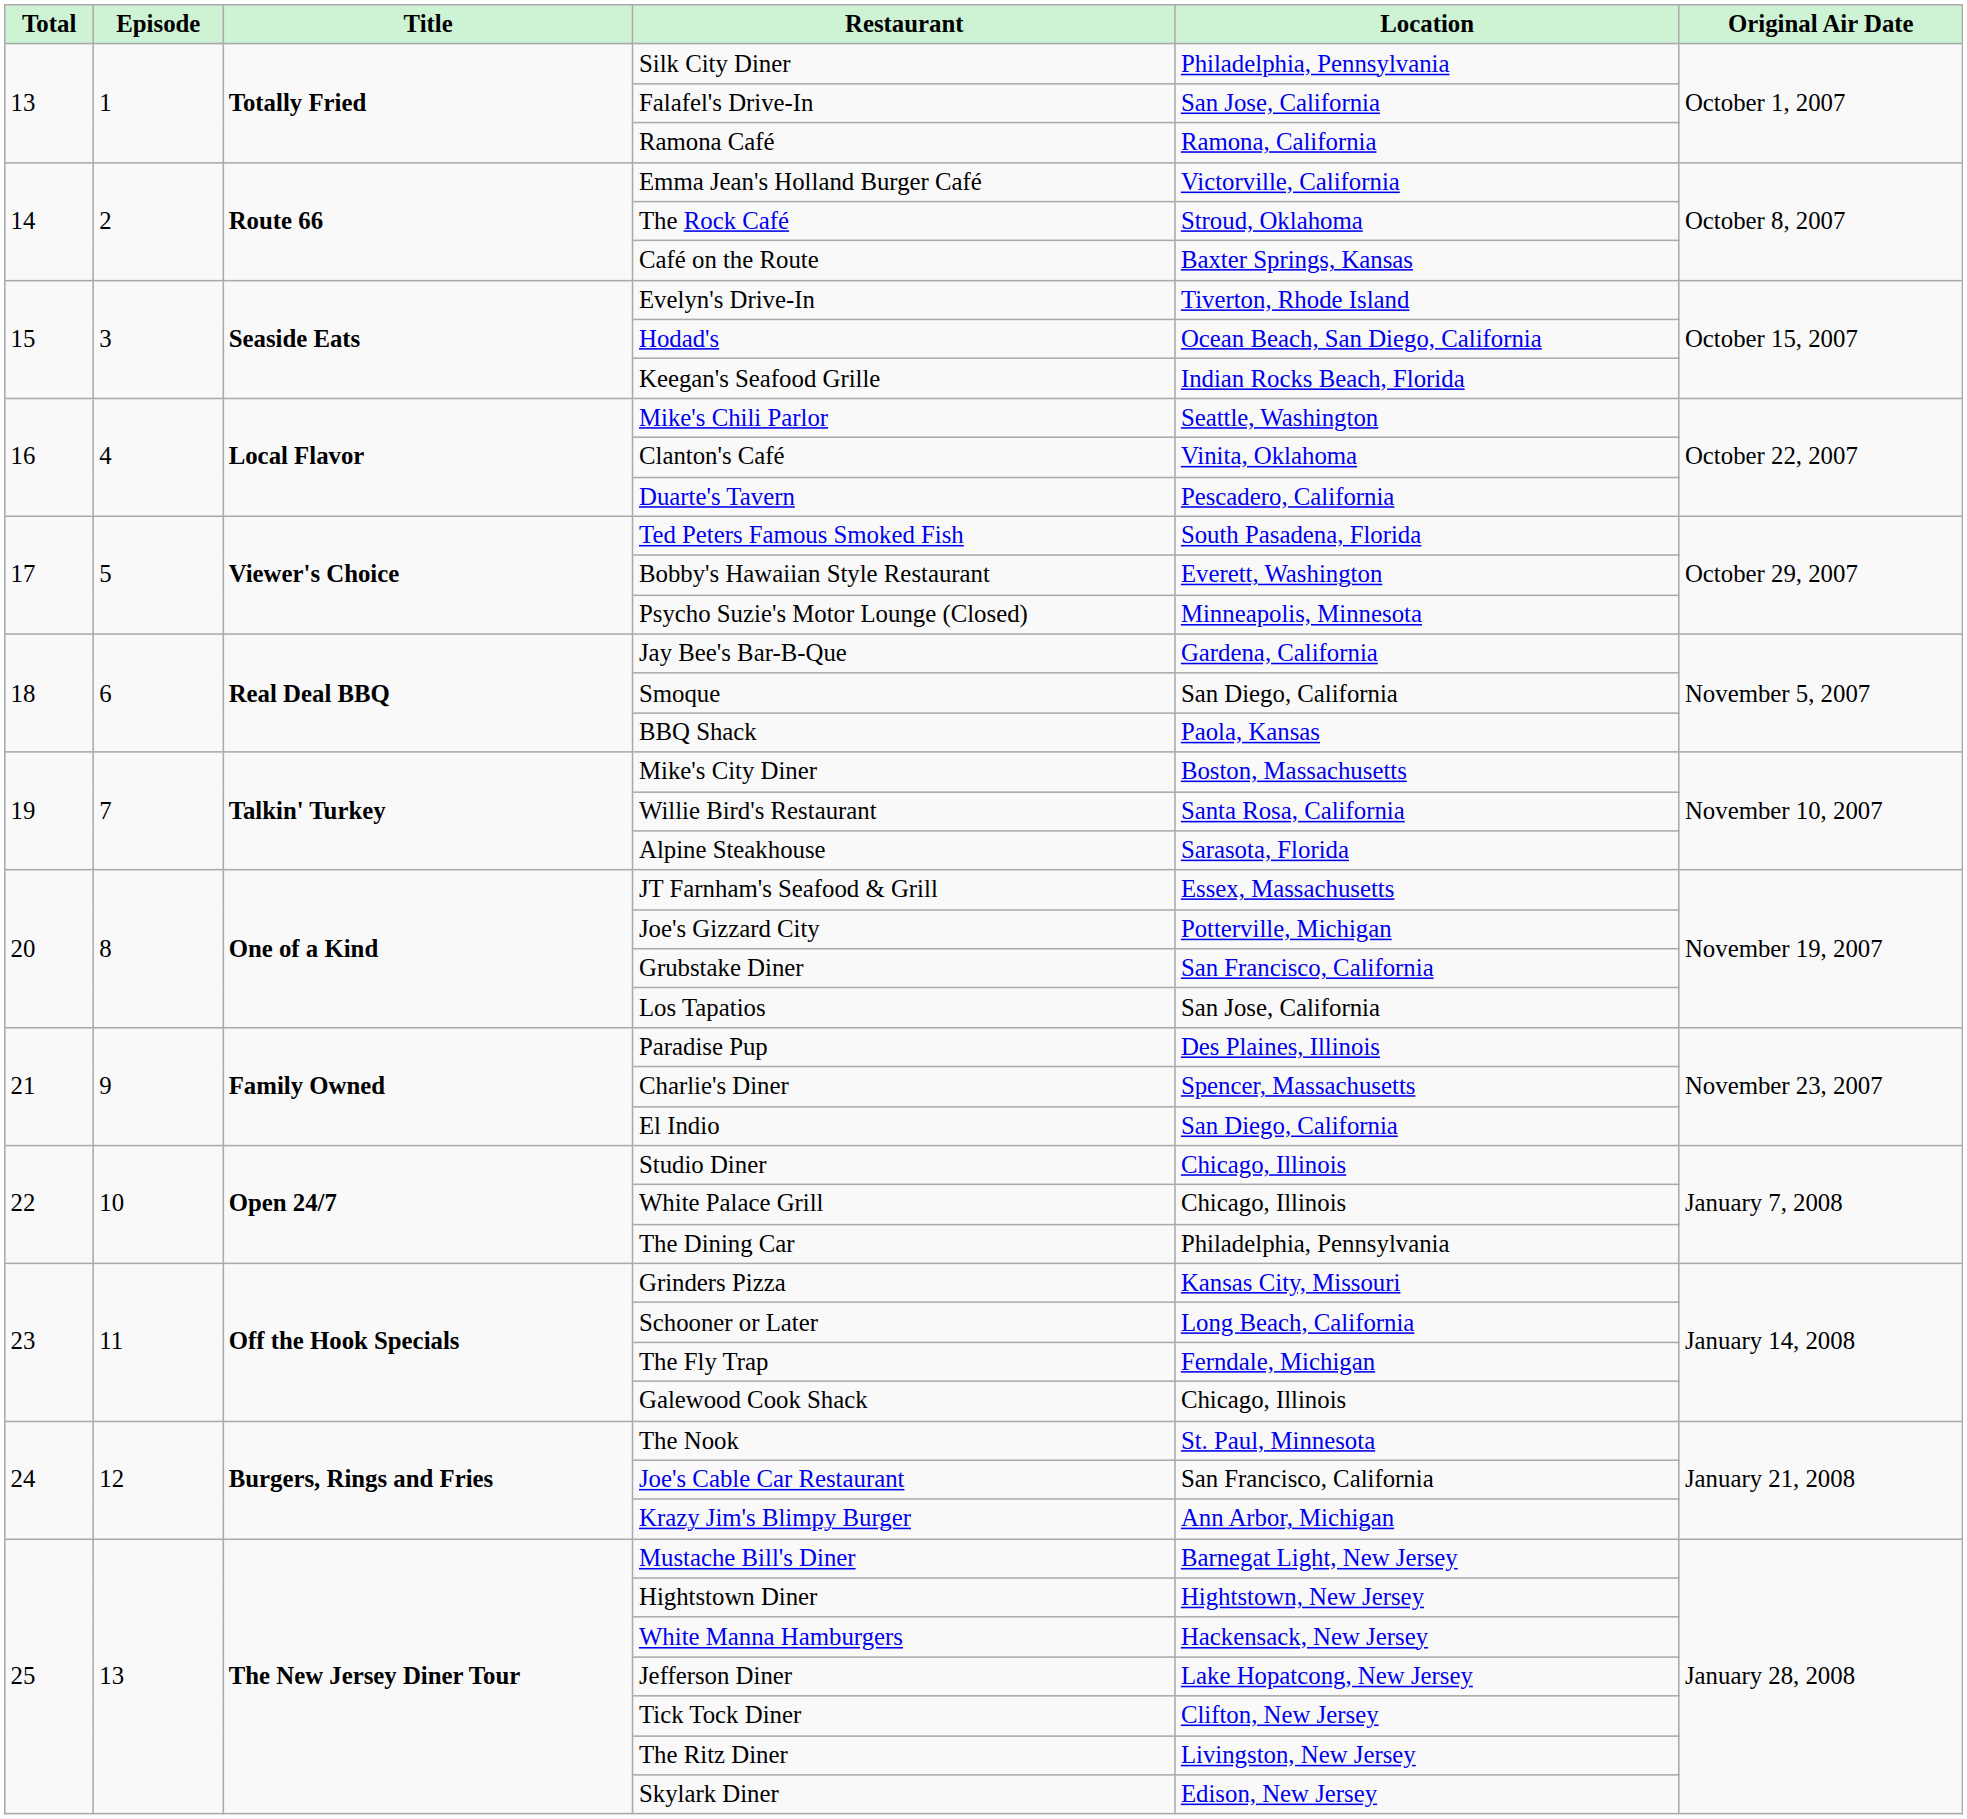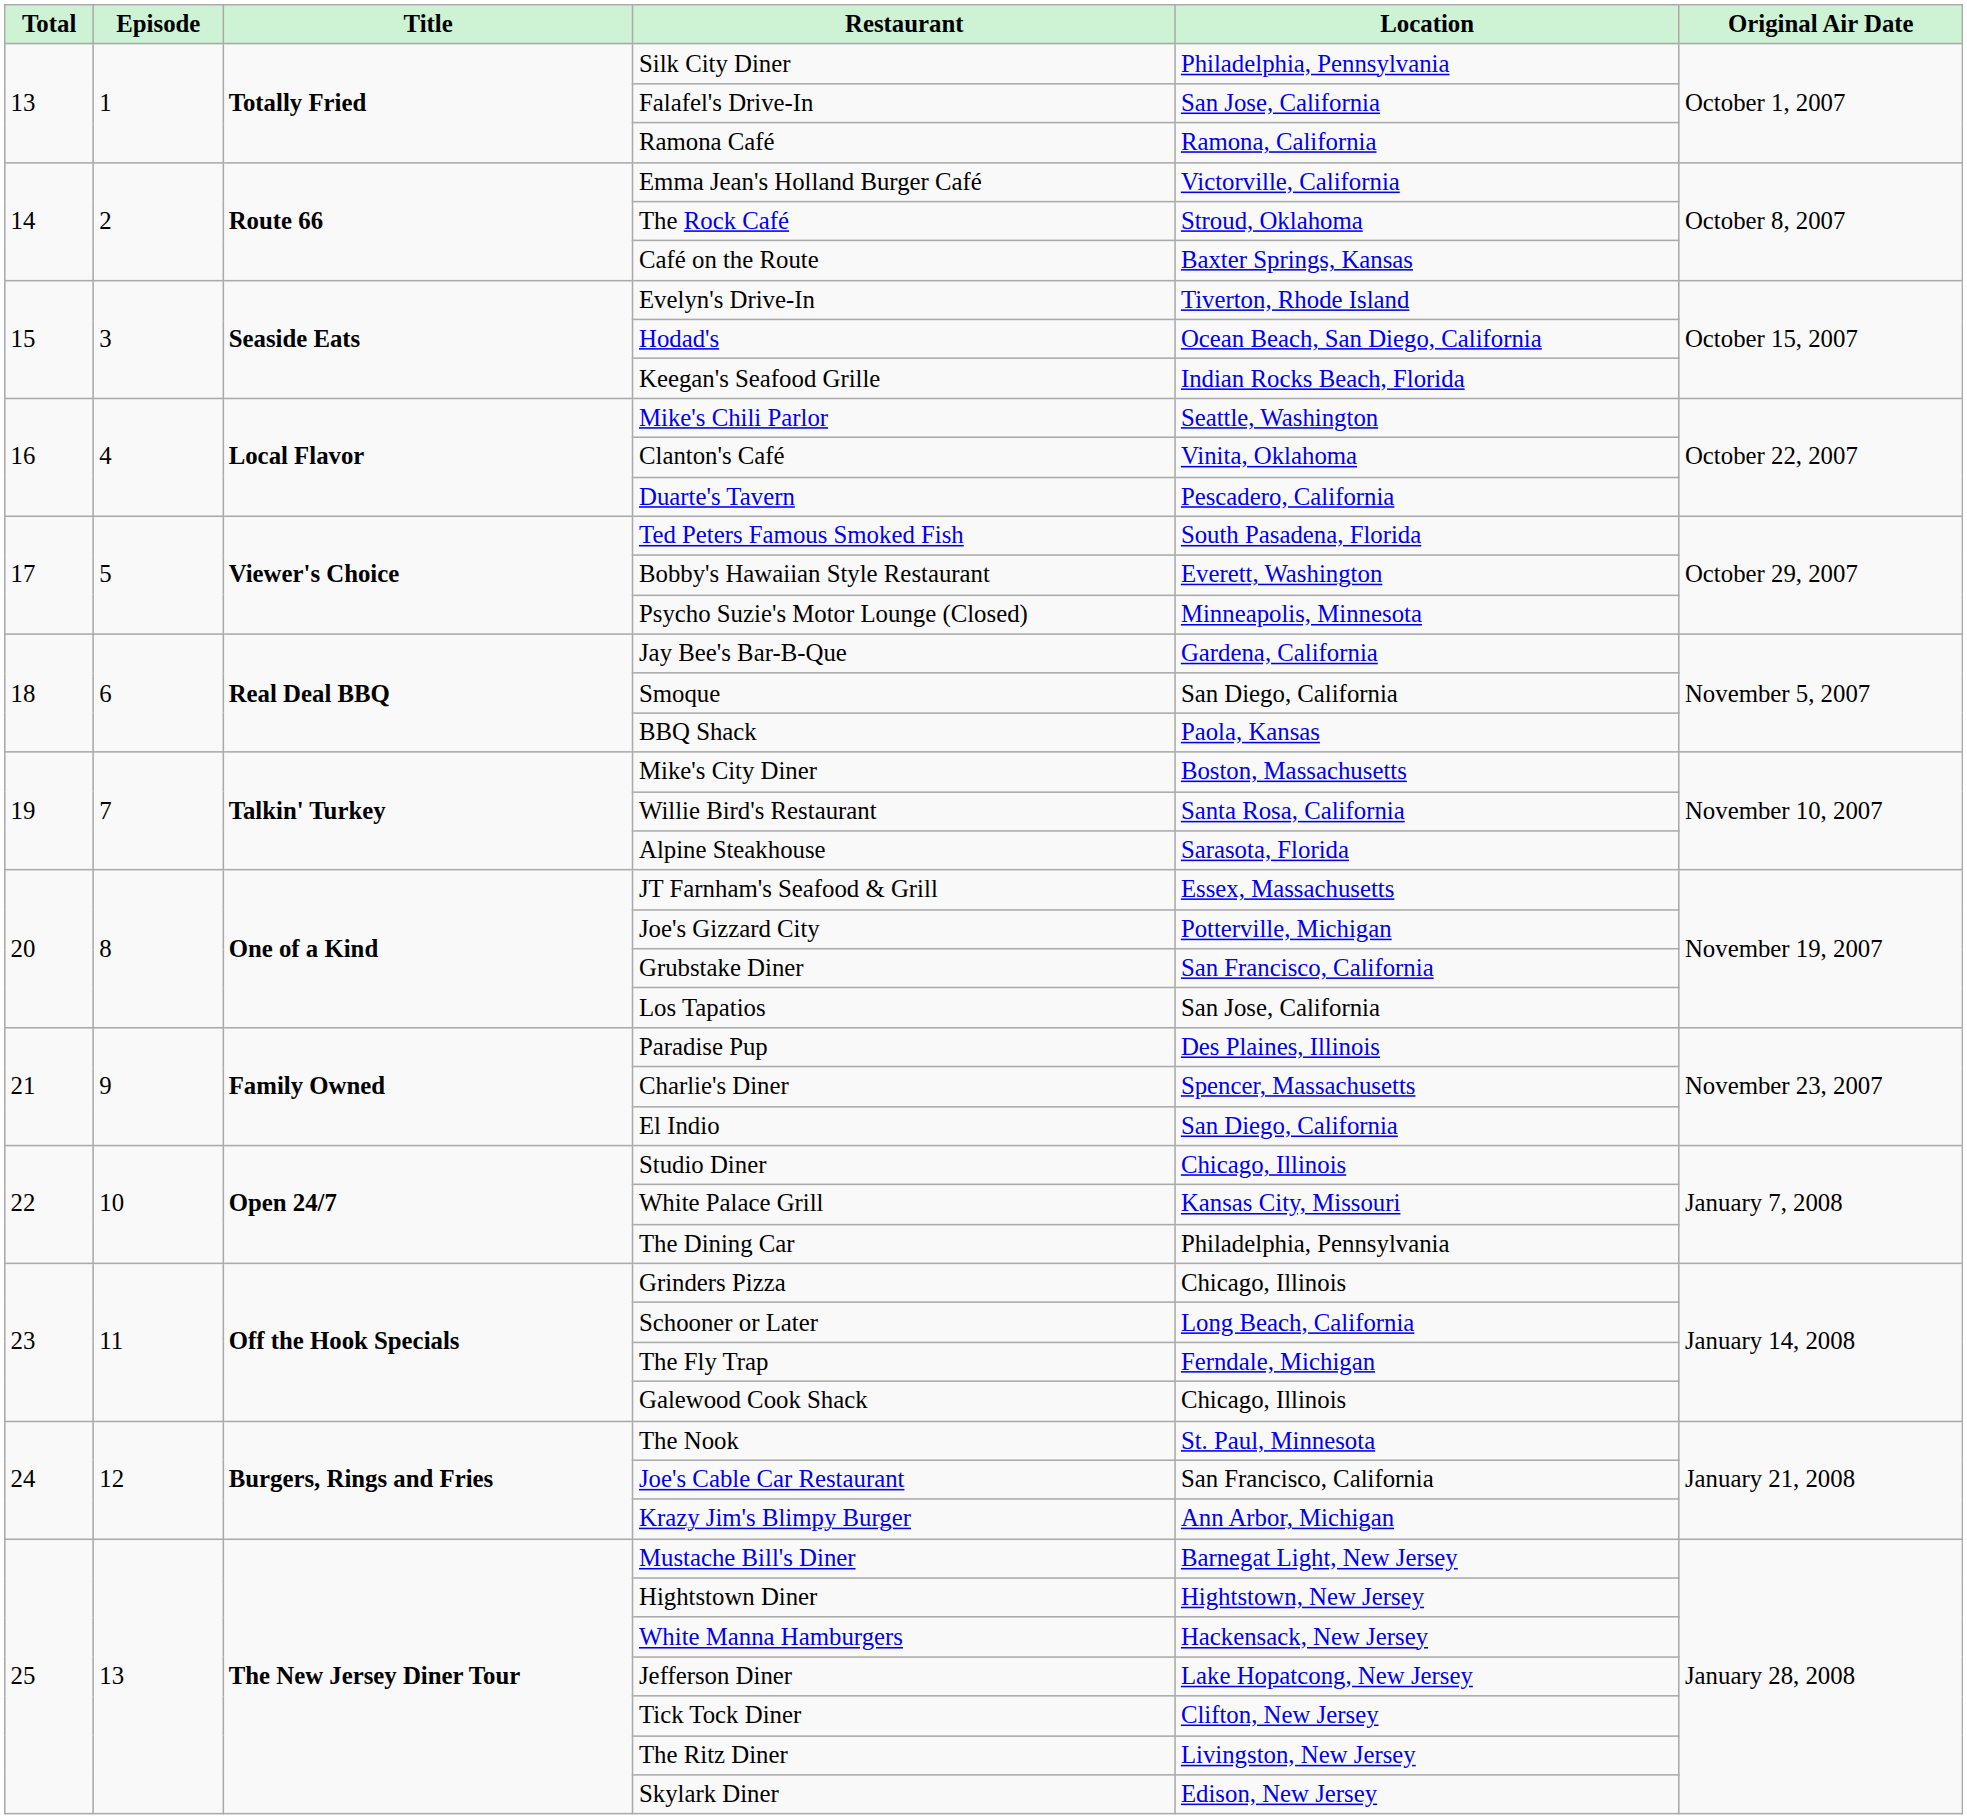(1264, 1204) Chicago, Illinois -> (1291, 1204) Kansas City, Missouri
(1291, 1282) Kansas City, Missouri -> (1264, 1282) Chicago, Illinois
